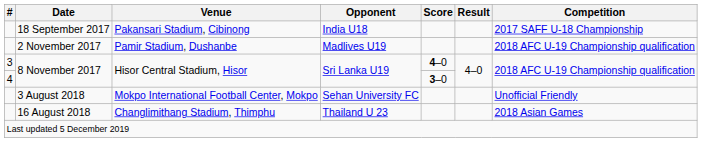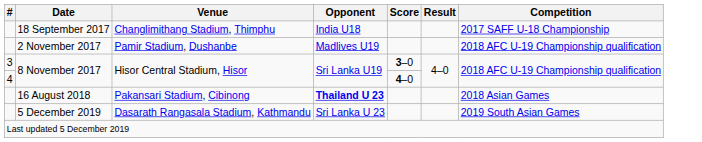(182, 29) Pakansari Stadium, Cibinong -> (195, 29) Changlimithang Stadium, Thimphu
(438, 63) 4–0 -> (404, 63) 3–0
(438, 79) 3–0 -> (404, 79) 4–0
- row: (10, 96)
(195, 112) Changlimithang Stadium, Thimphu -> (182, 96) Pakansari Stadium, Cibinong
(355, 112) normal -> (350, 96) bold
+ row: (10, 112)
